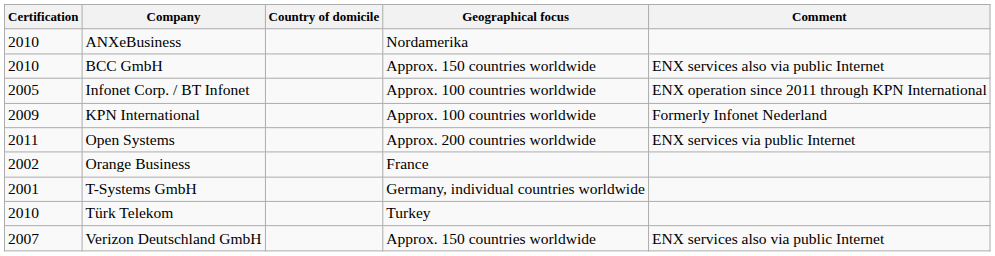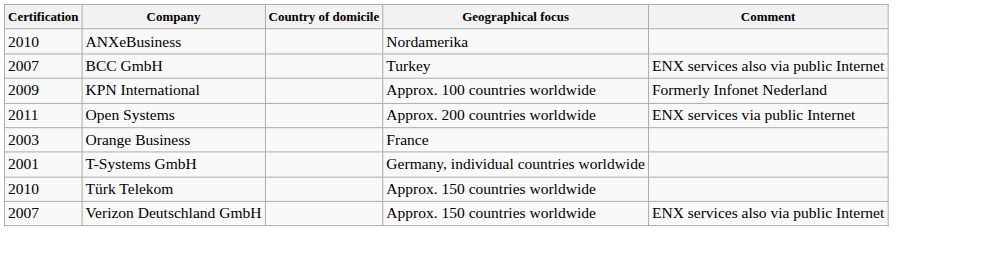(24, 66) 2010 -> (24, 66) 2007
(491, 66) Approx. 150 countries worldwide -> (408, 66) Turkey
- row: (168, 90)
(24, 164) 2002 -> (24, 139) 2003
(408, 213) Turkey -> (491, 189) Approx. 150 countries worldwide
